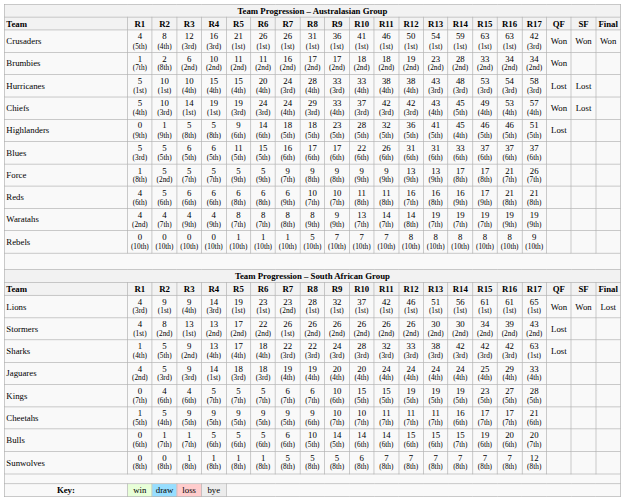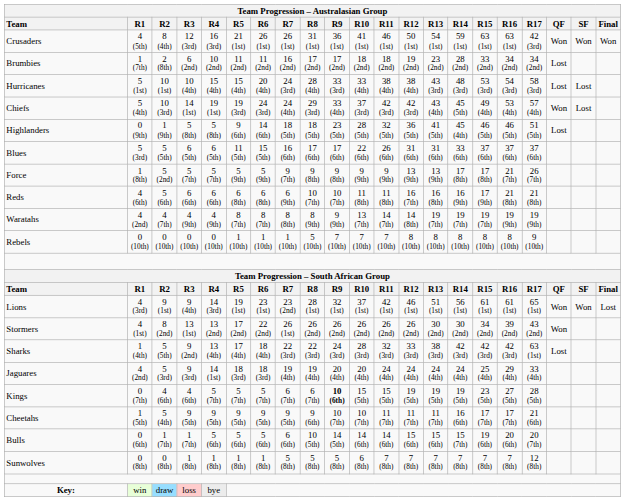(559, 64) Won -> (559, 64) Lost
(559, 329) Lost -> (559, 329) Won
(337, 396) normal -> (337, 396) bold
